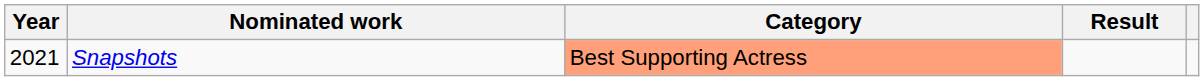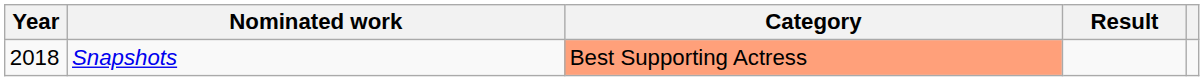(35, 57) 2021 -> (35, 57) 2018
